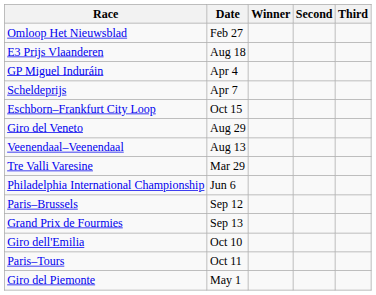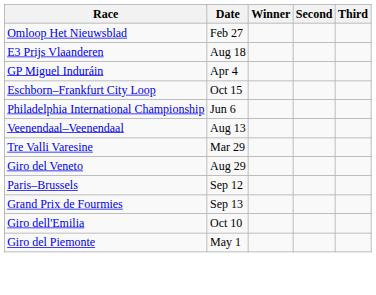- row: (37, 90)
rows swapped: (106, 185) <-> (45, 128)
- row: (36, 261)
